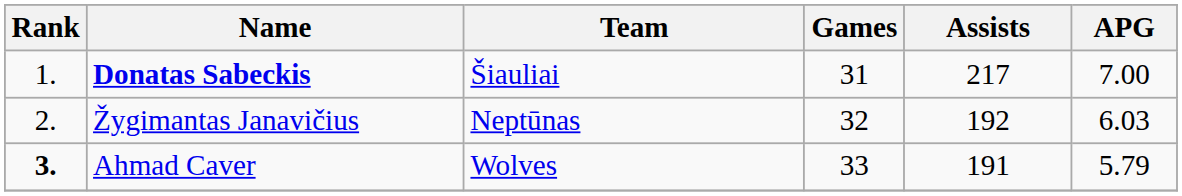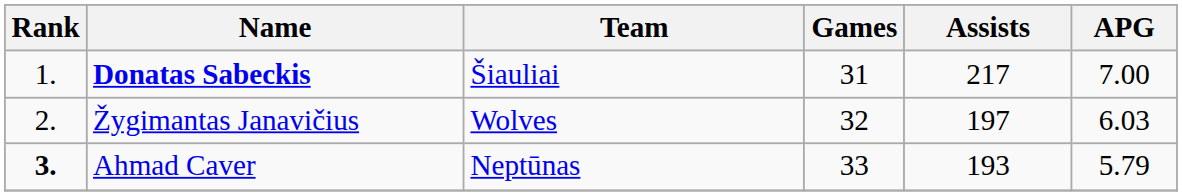(525, 119) Neptūnas -> (514, 119) Wolves
(988, 119) 192 -> (988, 119) 197
(514, 166) Wolves -> (525, 166) Neptūnas
(988, 166) 191 -> (988, 166) 193
